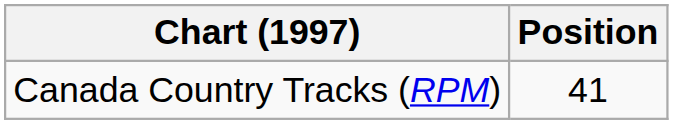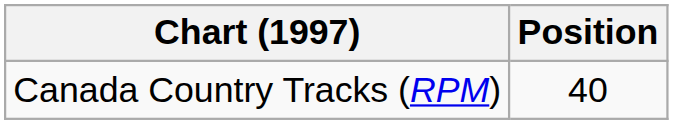(588, 89) 41 -> (588, 89) 40
